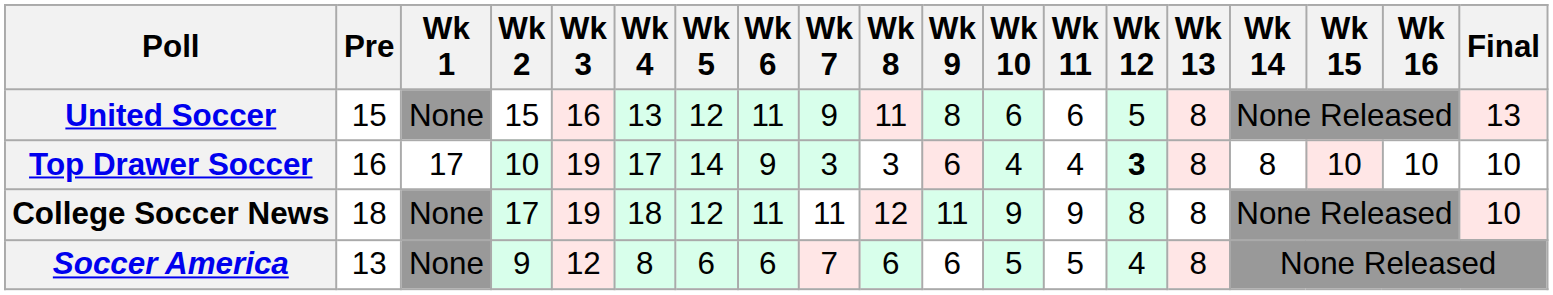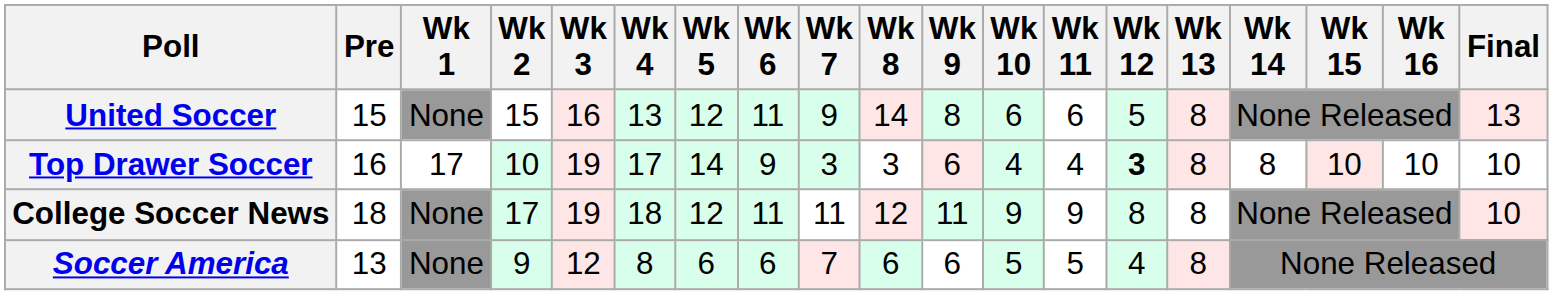(891, 114) 11 -> (891, 114) 14
